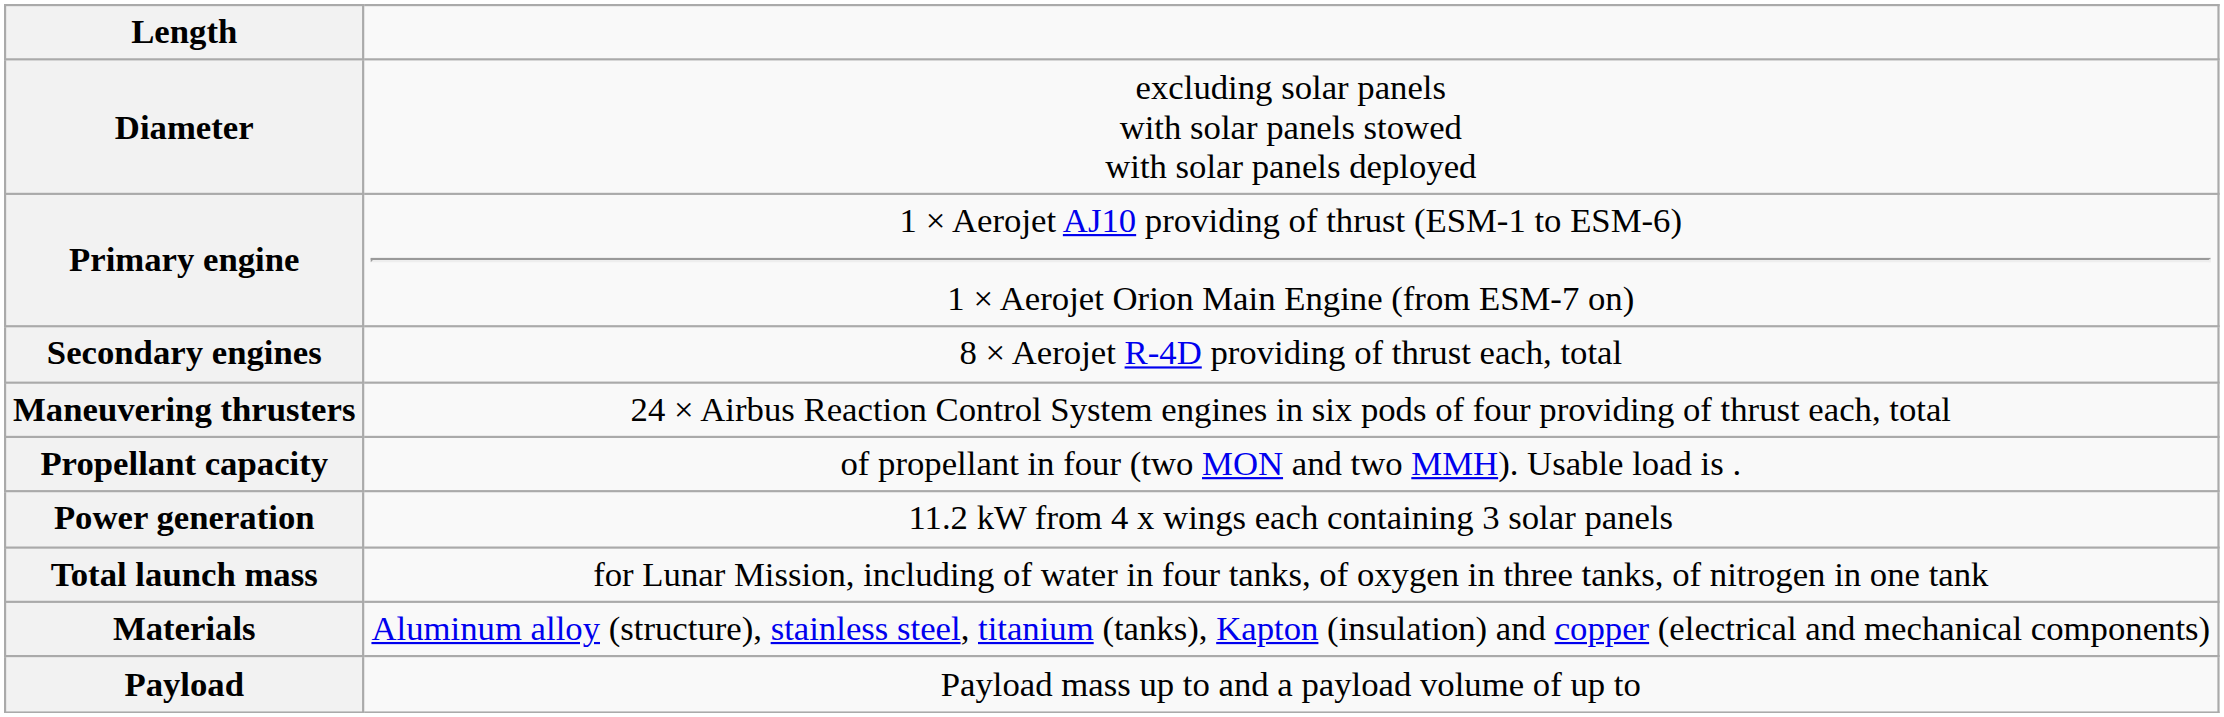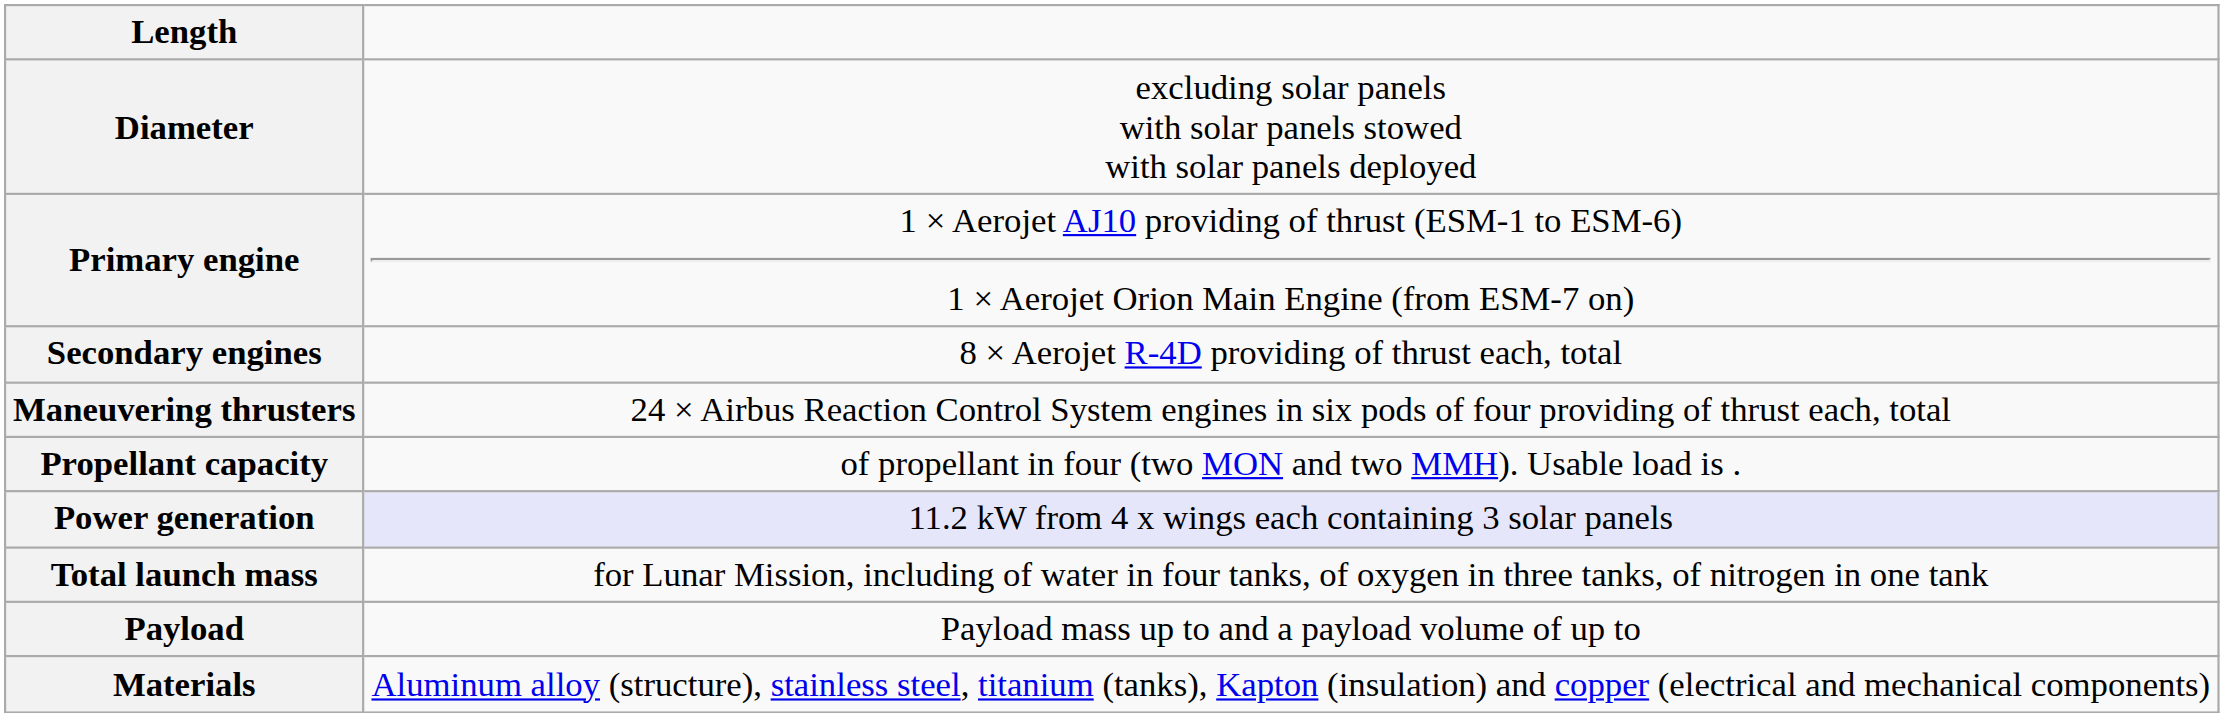(1291, 518) no background -> (1291, 518) lavender background
rows swapped: (184, 683) <-> (184, 628)
